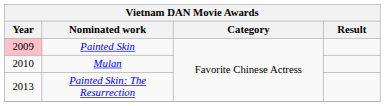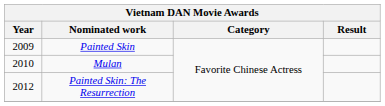(23, 47) pink background -> (23, 47) no background
(23, 87) 2013 -> (23, 87) 2012
